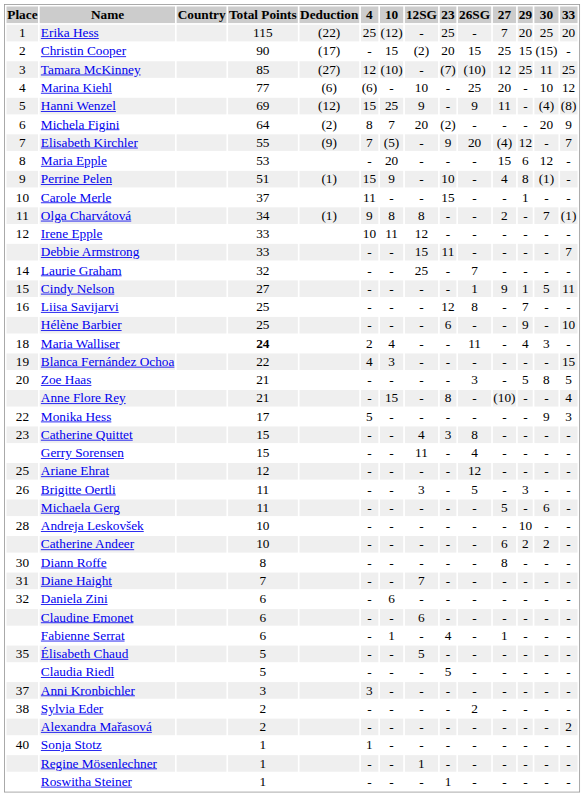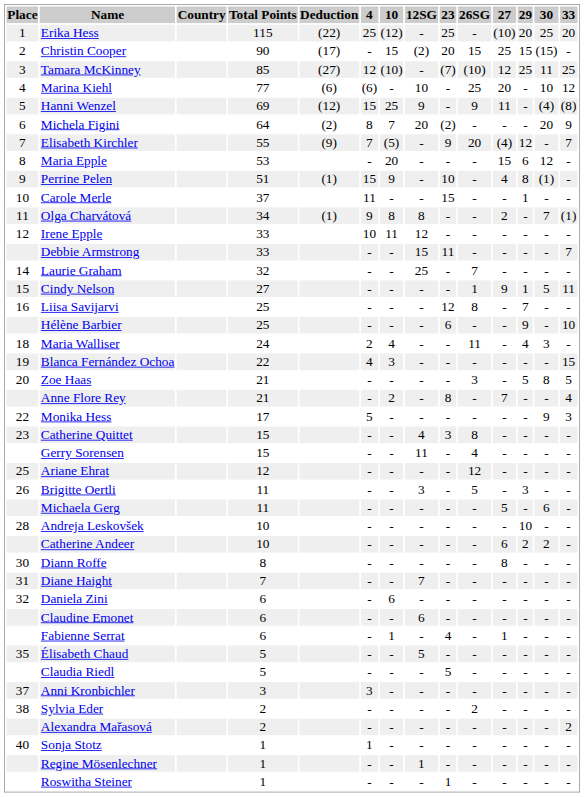(504, 33) 7 -> (504, 33) (10)
(263, 343) bold -> (263, 343) normal
(392, 398) 15 -> (392, 398) 2
(504, 398) (10) -> (504, 398) 7
